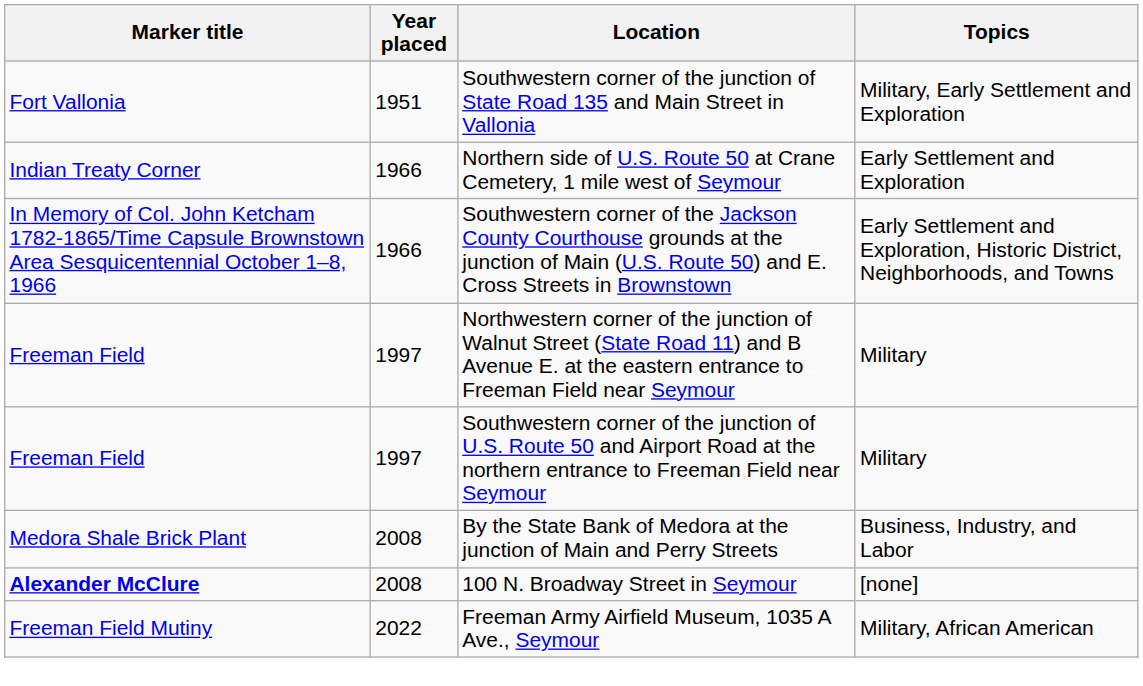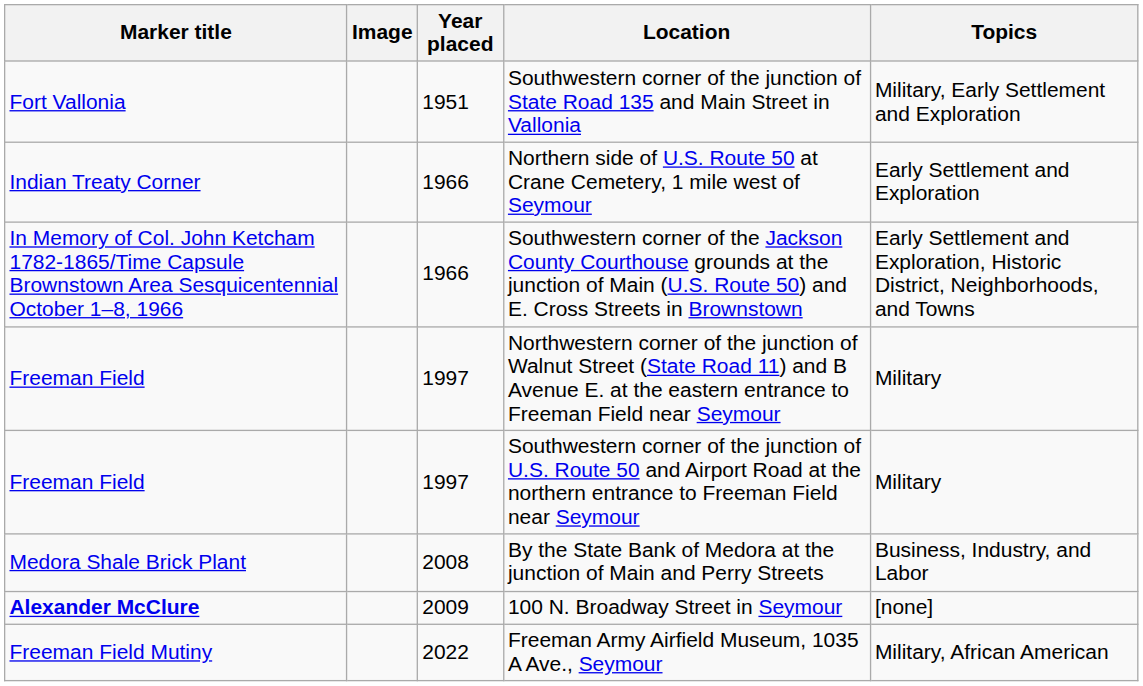+ column: (382, 32)
(399, 583) 2008 -> (446, 607) 2009
